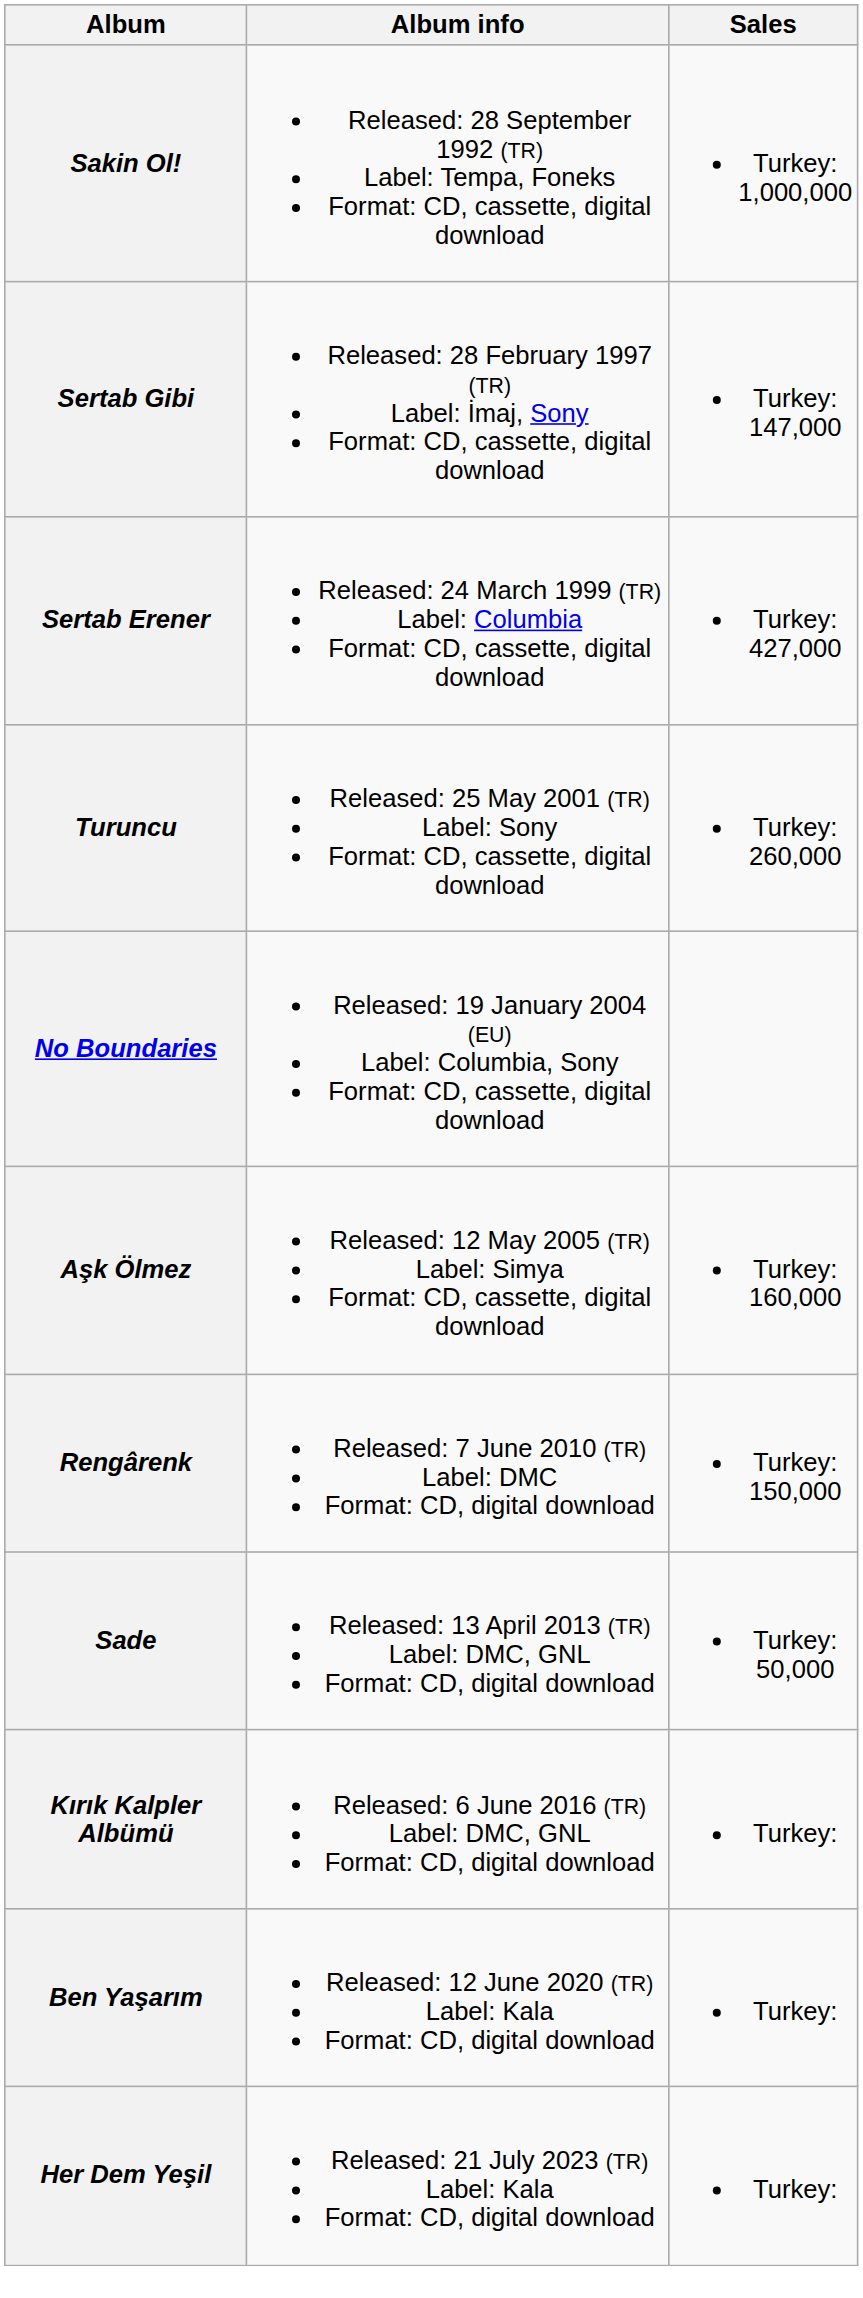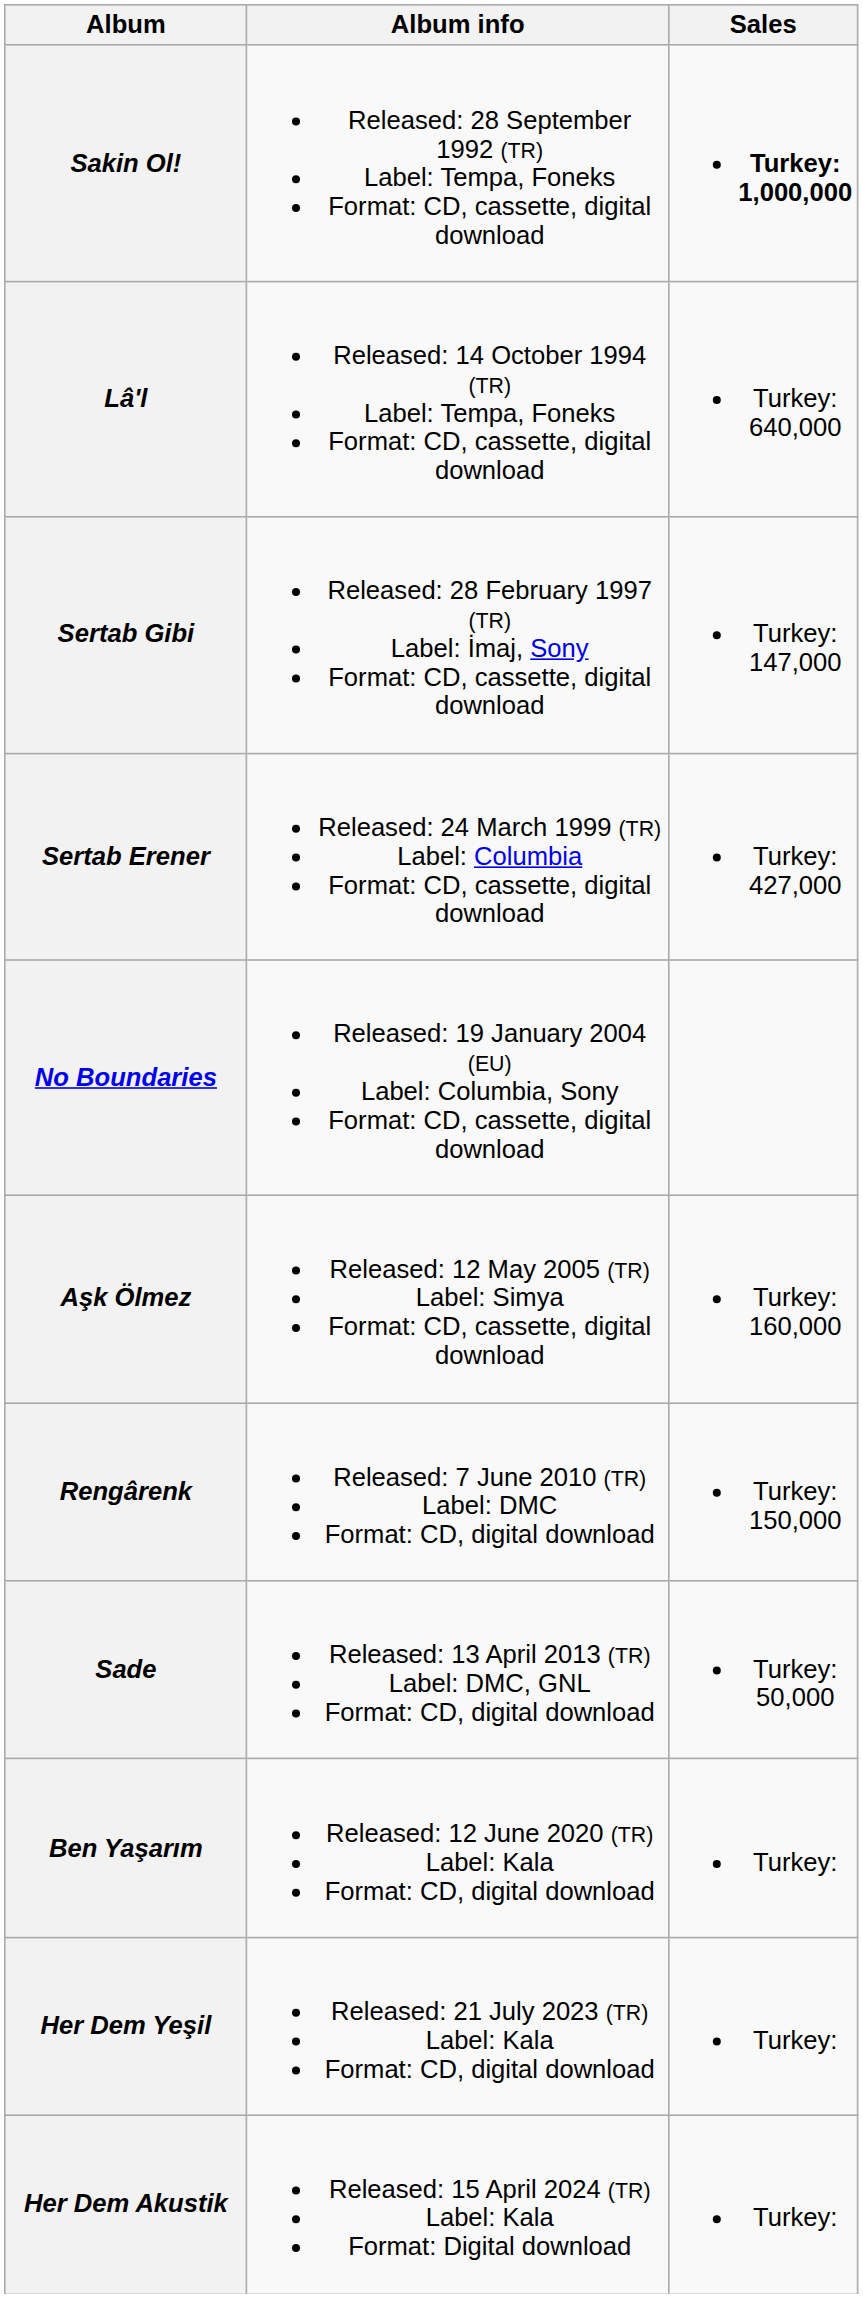(763, 178) normal -> (763, 178) bold
+ row: (126, 398)
- row: (126, 827)
- row: (126, 1819)
+ row: (126, 2204)
